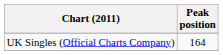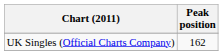(198, 42) 164 -> (198, 42) 162
